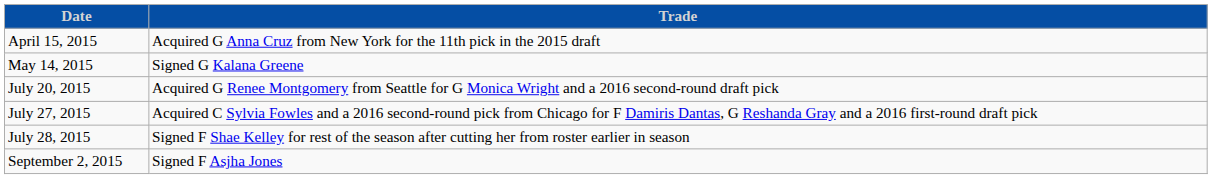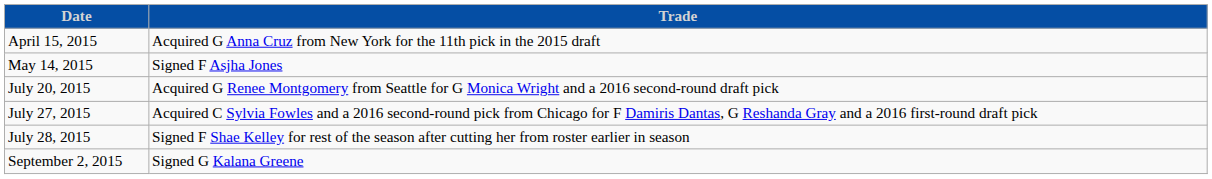(228, 64) Signed G Kalana Greene -> (217, 64) Signed F Asjha Jones
(217, 161) Signed F Asjha Jones -> (228, 161) Signed G Kalana Greene
